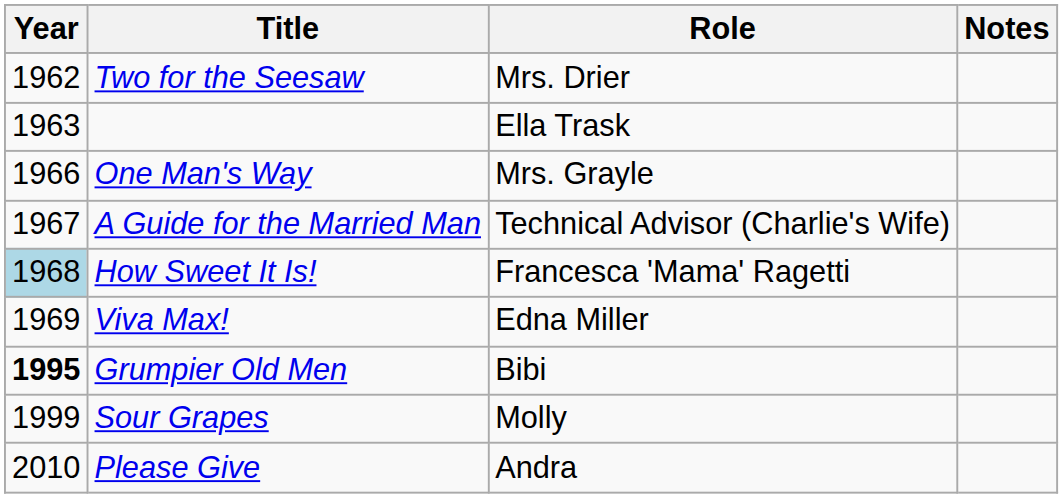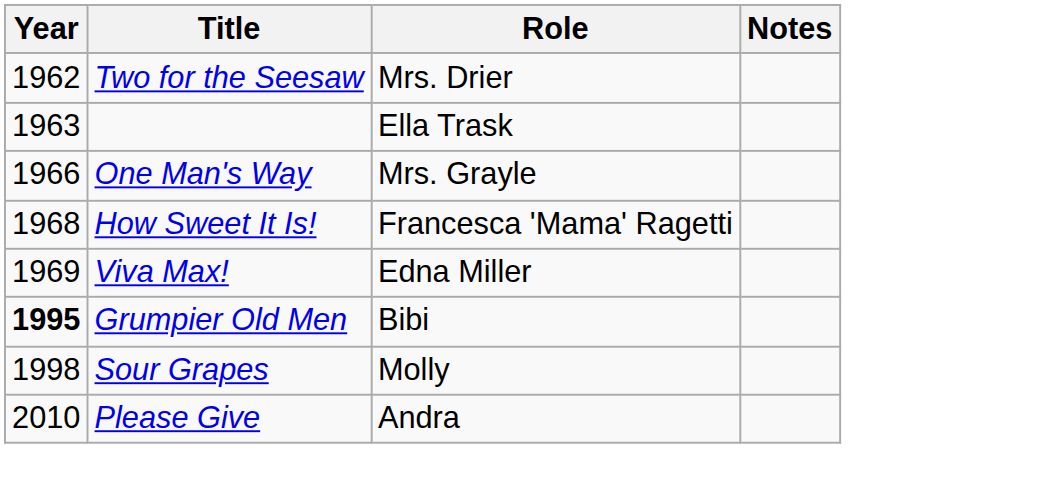- row: (288, 223)
(46, 272) lightblue background -> (46, 223) no background
(46, 418) 1999 -> (46, 369) 1998
